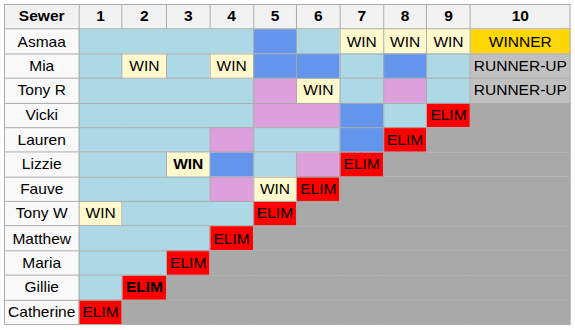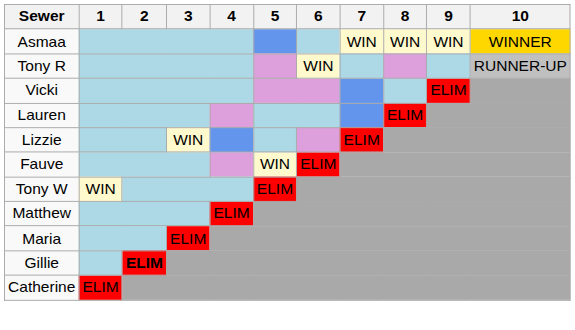- row: (42, 66)
(188, 164) bold -> (188, 139) normal
